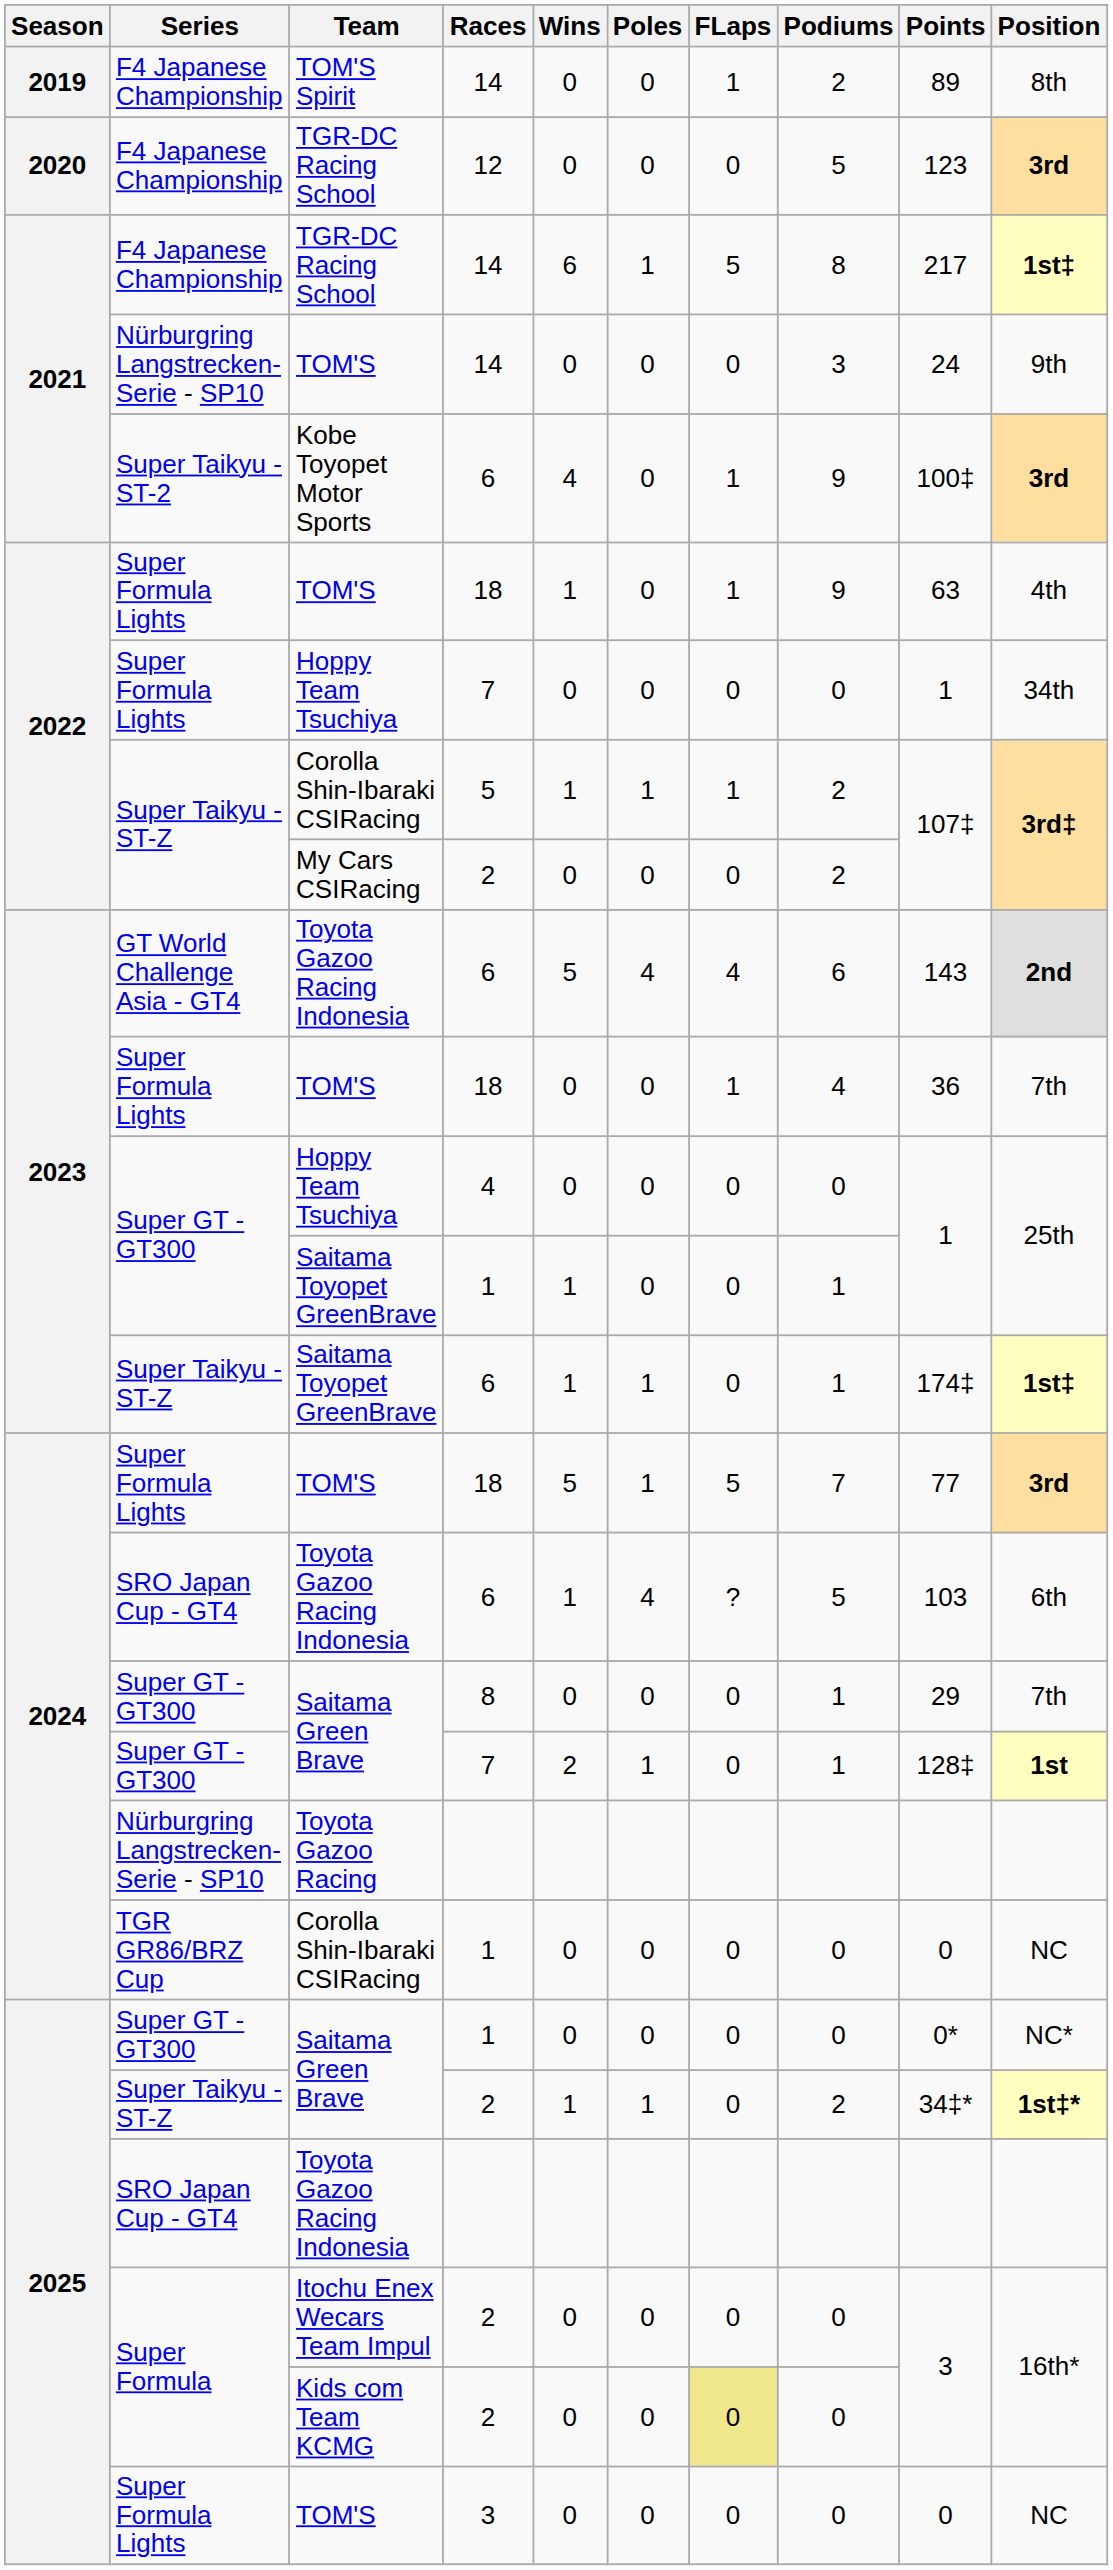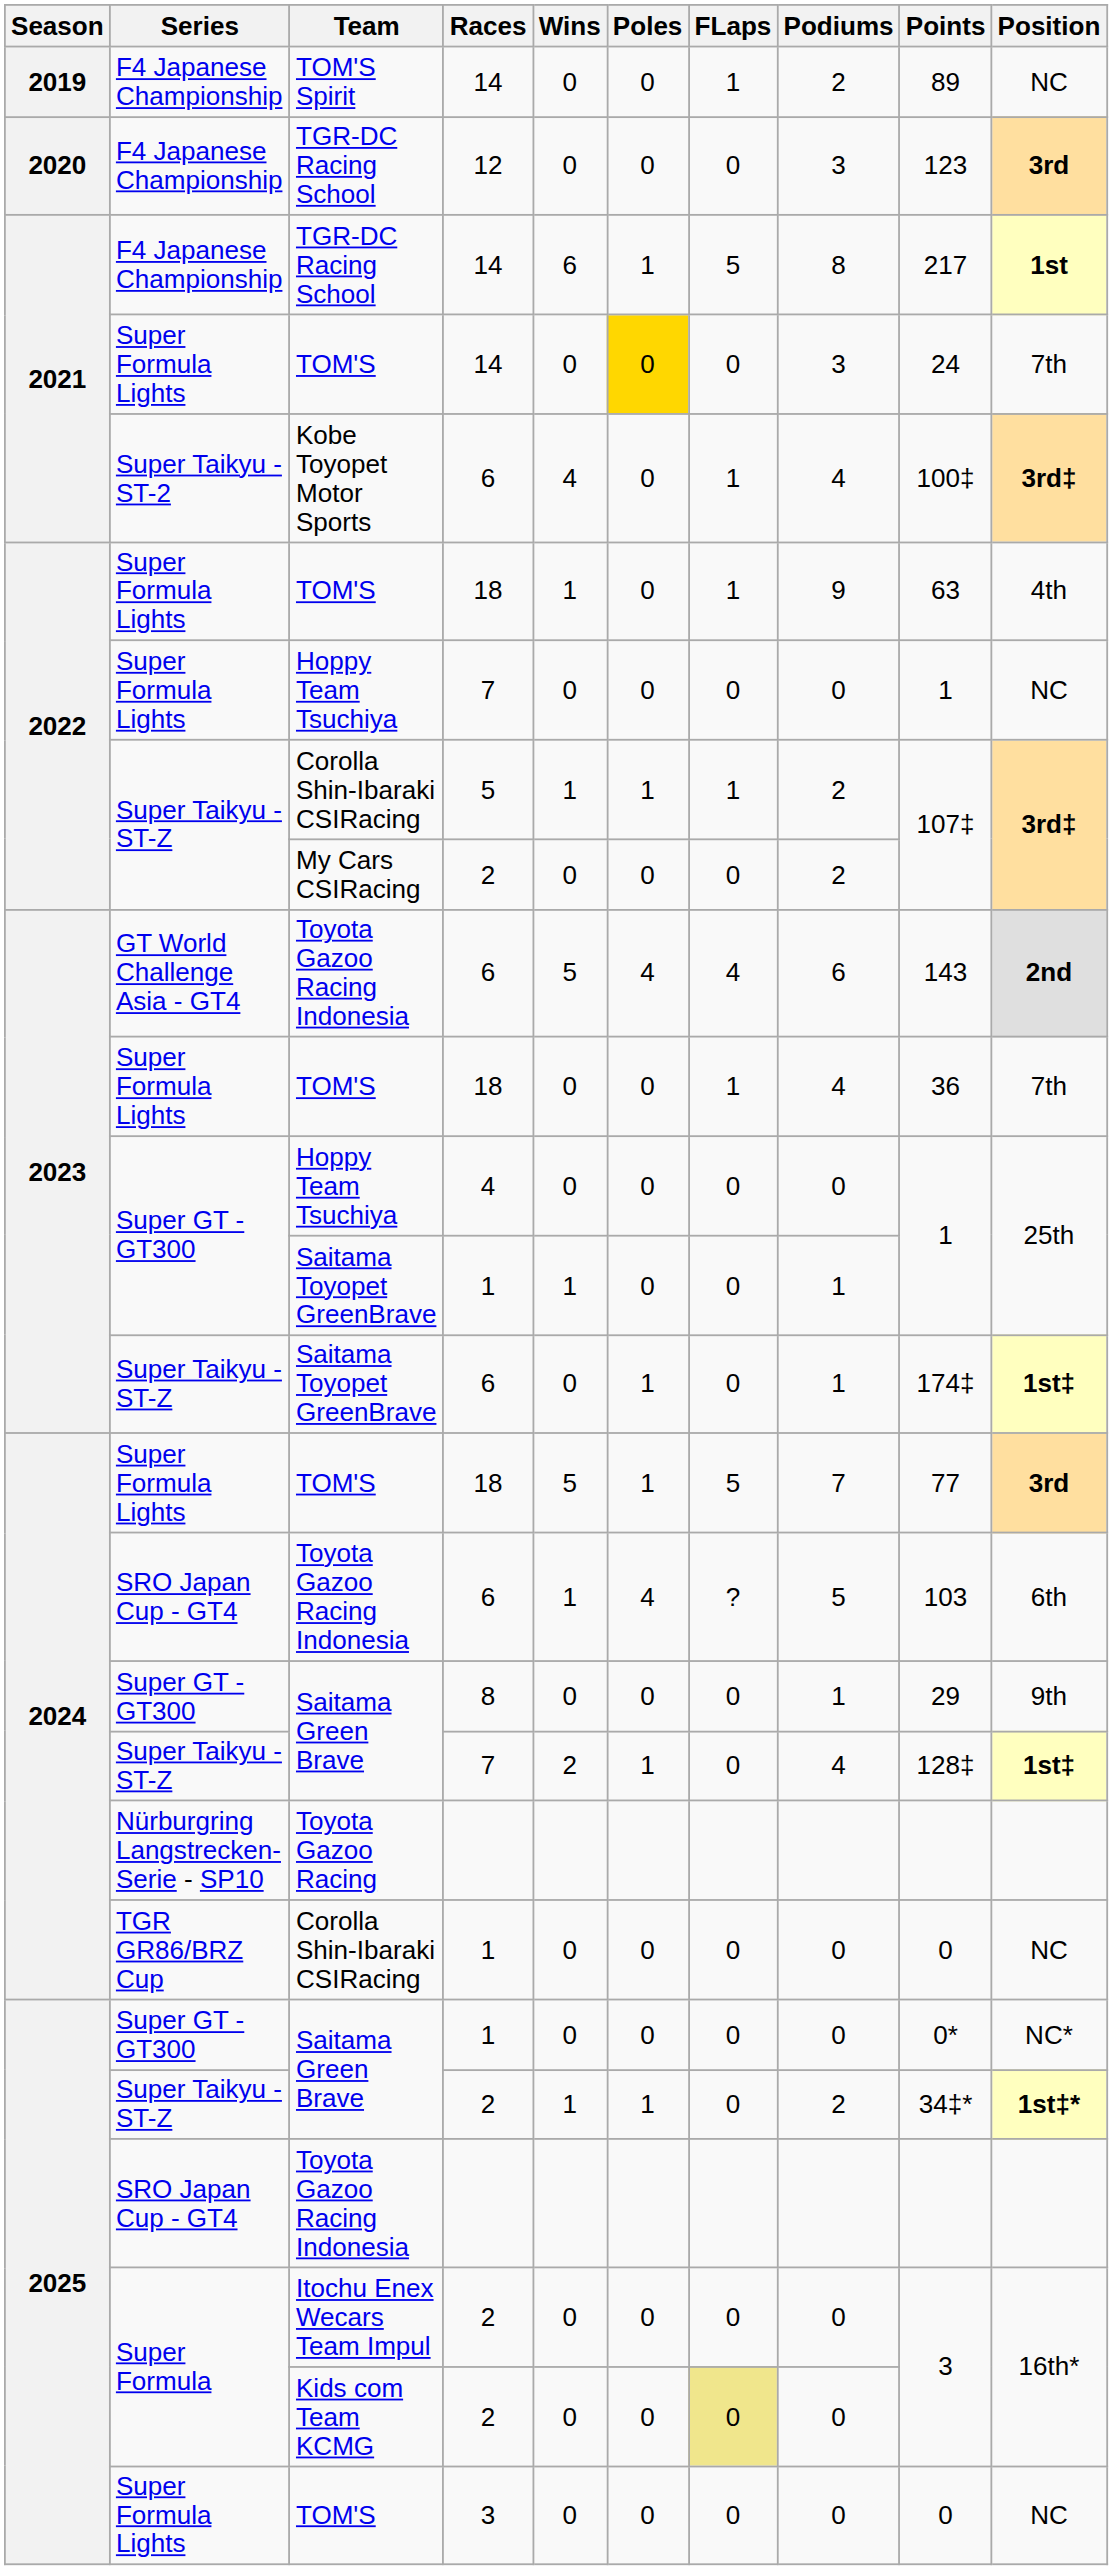(1049, 82) 8th -> (1049, 82) NC
(839, 166) 5 -> (839, 166) 3
(1049, 265) 1st‡ -> (1049, 265) 1st
(198, 364) Nürburgring Langstrecken-Serie - SP10 -> (164, 364) Super Formula Lights
(648, 364) no background -> (648, 364) gold background
(1049, 364) 9th -> (1049, 364) 7th
(839, 478) 9 -> (839, 478) 4
(1049, 478) 3rd -> (1049, 478) 3rd‡
(1049, 691) 34th -> (1049, 691) NC
(570, 1384) 1 -> (570, 1384) 0
(1049, 1696) 7th -> (1049, 1696) 9th
(180, 1766) Super GT - GT300 -> (199, 1766) Super Taikyu - ST-Z
(839, 1766) 1 -> (839, 1766) 4
(1049, 1766) 1st -> (1049, 1766) 1st‡
